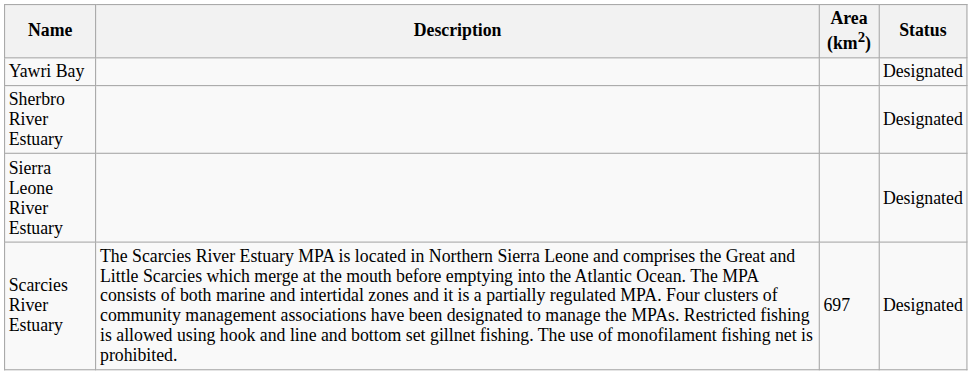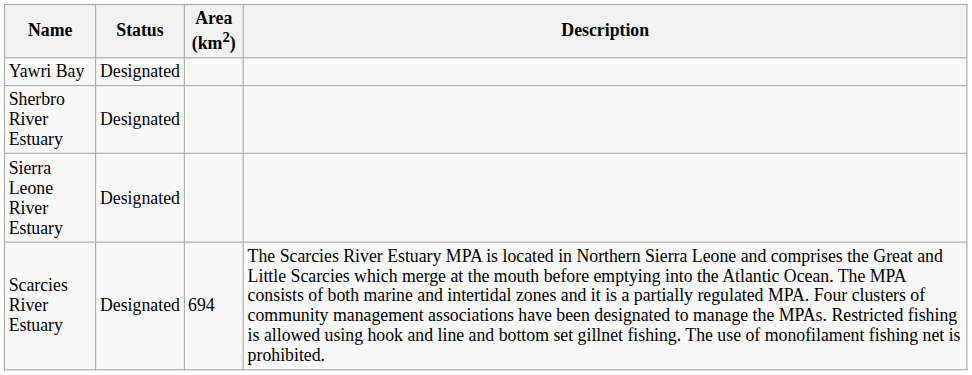columns swapped: (923, 30) <-> (458, 30)
(837, 305) 697 -> (201, 305) 694
